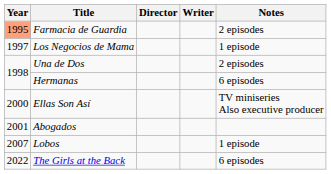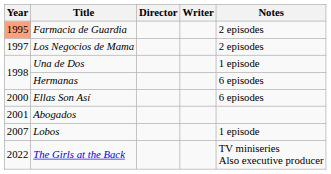(239, 47) 1 episode -> (241, 47) 2 episodes
(241, 64) 2 episodes -> (239, 64) 1 episode
(271, 104) TV miniseries Also executive producer -> (241, 98) 6 episodes
(241, 161) 6 episodes -> (271, 155) TV miniseries Also executive producer
